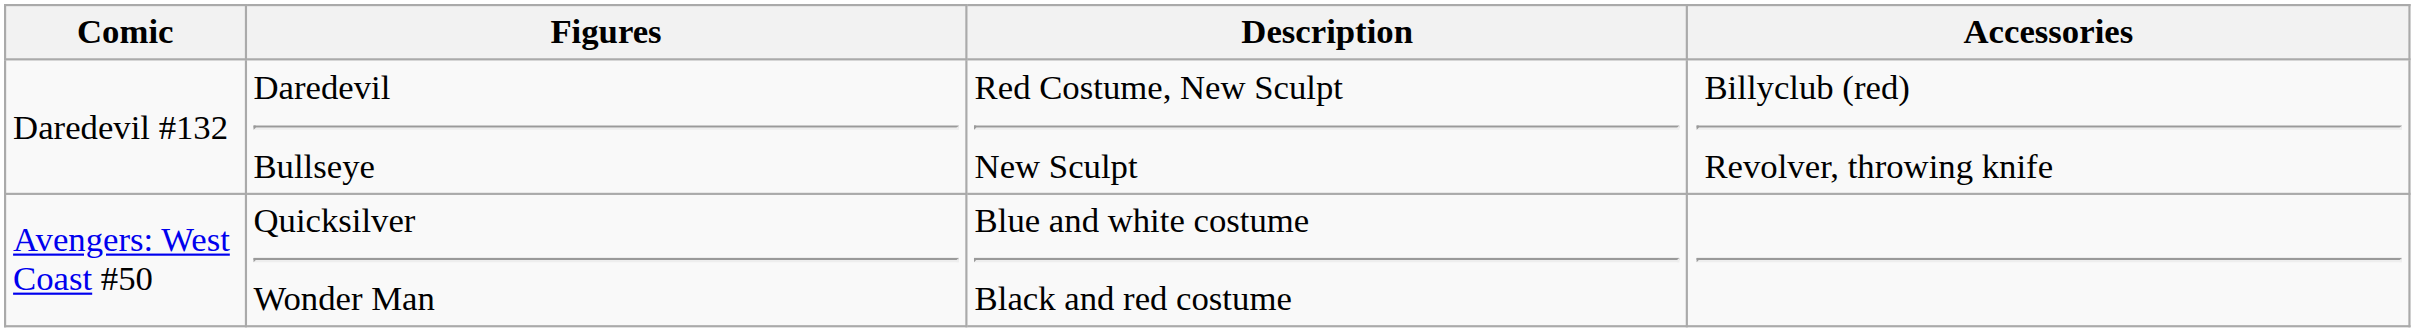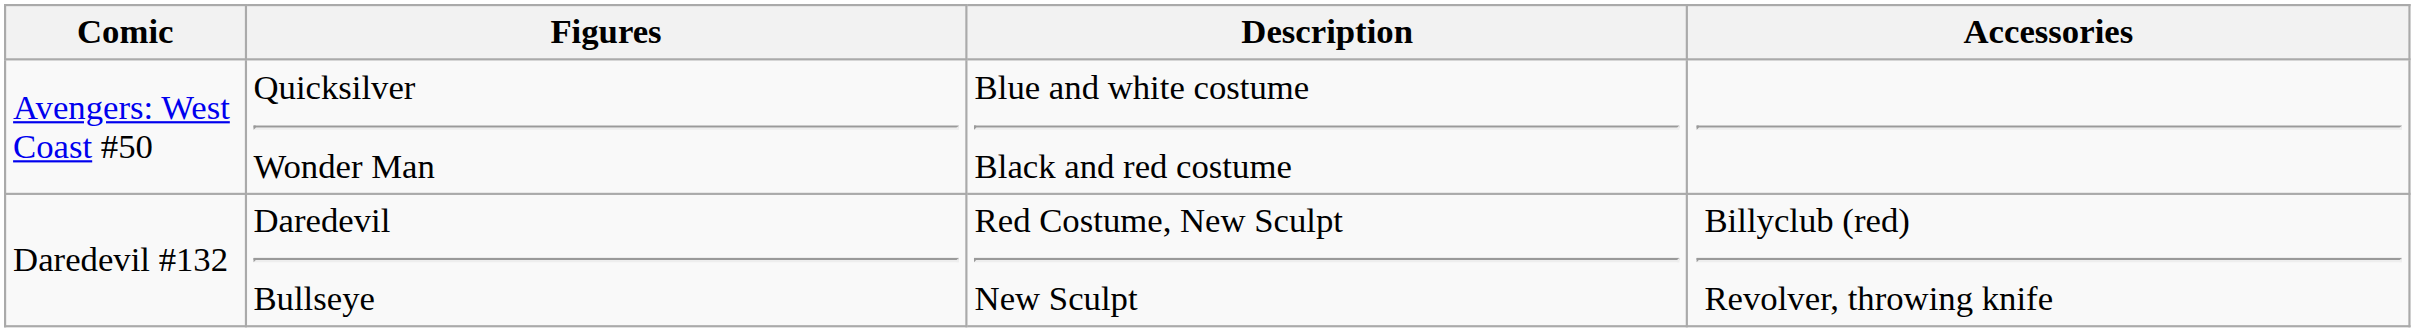rows swapped: (121, 259) <-> (121, 126)
